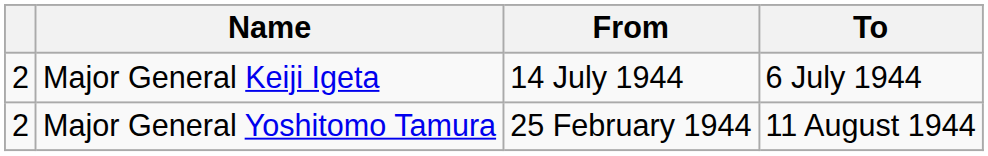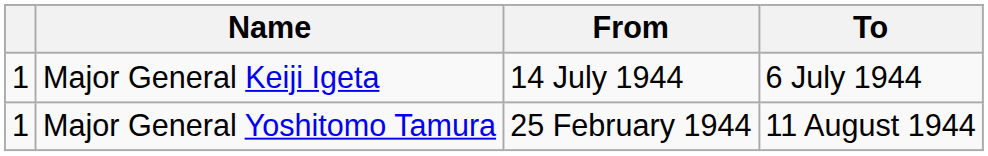(21, 77) 2 -> (21, 77) 1
(21, 125) 2 -> (21, 125) 1
